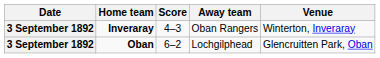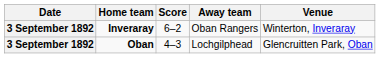(173, 28) 4–3 -> (173, 28) 6–2
(173, 45) 6–2 -> (173, 45) 4–3
